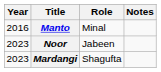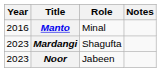rows swapped: (55, 59) <-> (55, 43)
